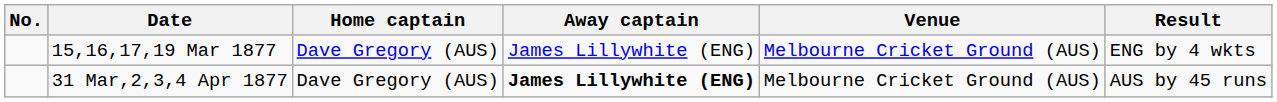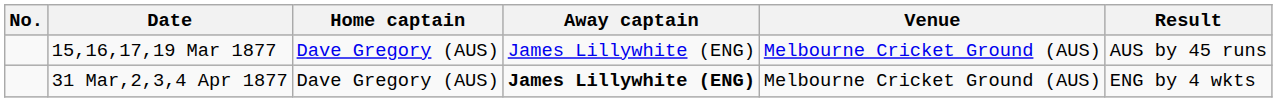(1183, 50) ENG by 4 wkts -> (1188, 50) AUS by 45 runs
(1188, 81) AUS by 45 runs -> (1183, 81) ENG by 4 wkts
